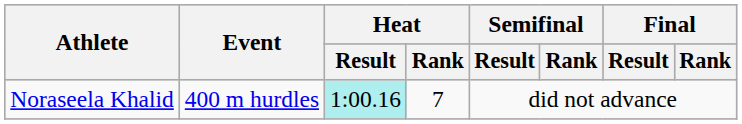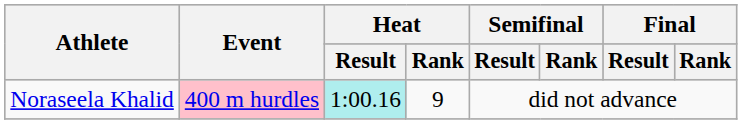(252, 99) no background -> (252, 99) pink background
(438, 99) 7 -> (438, 99) 9
